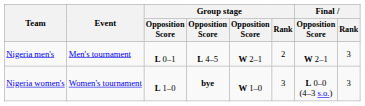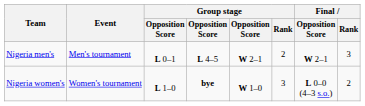(349, 83) 3 -> (349, 83) 2
